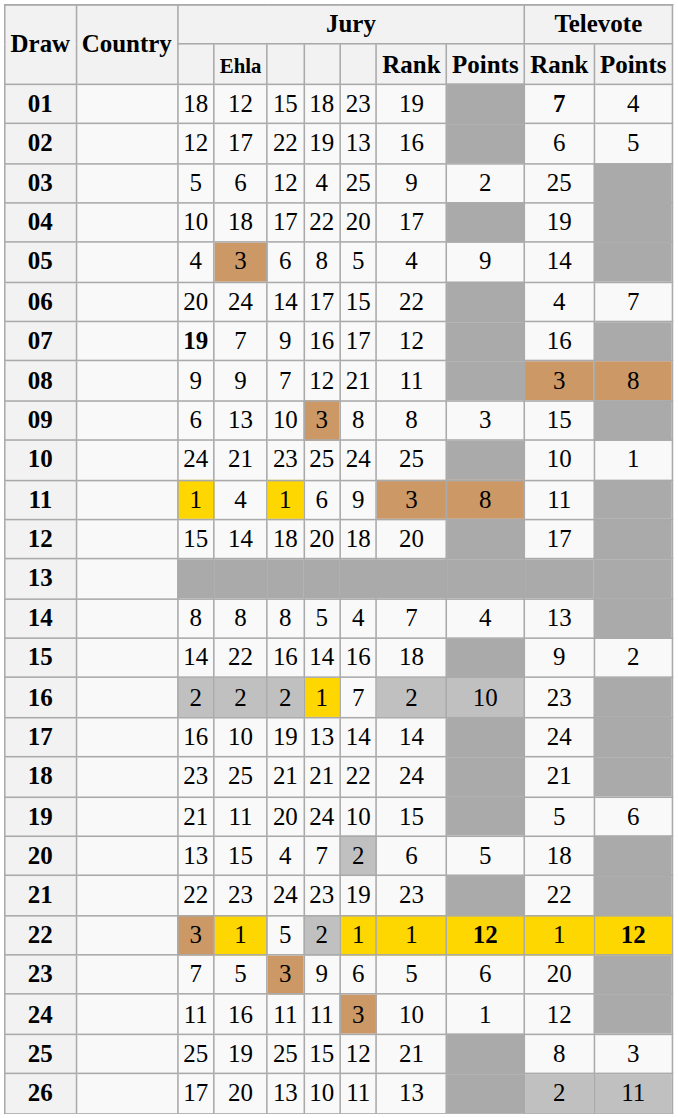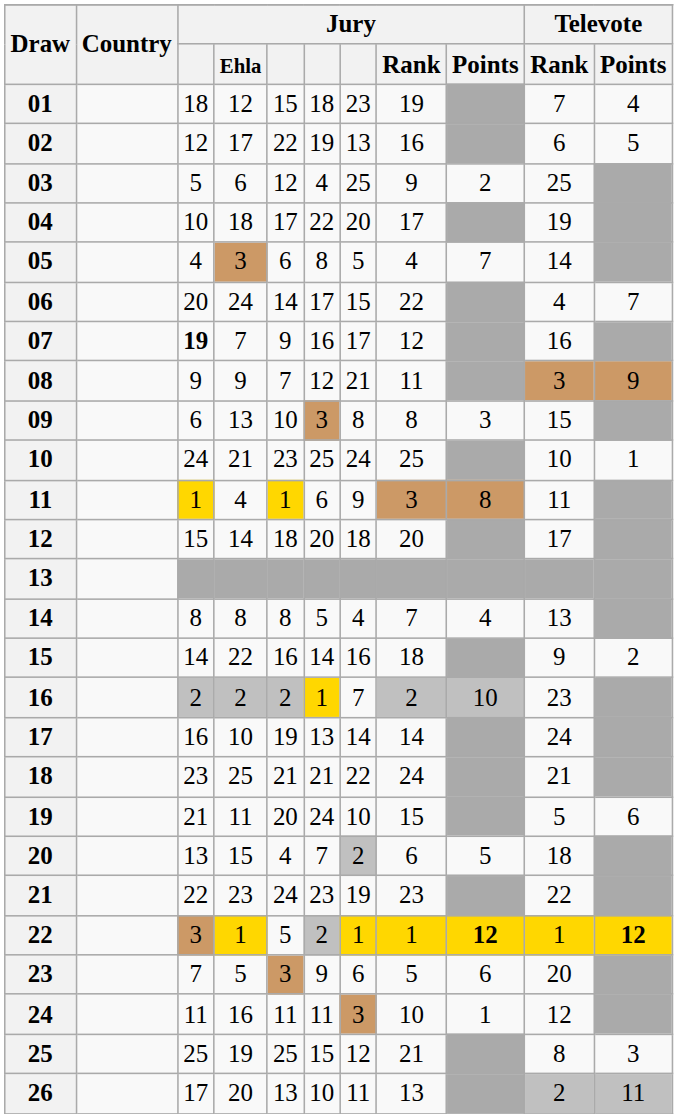(559, 103) bold -> (559, 103) normal
(485, 261) 9 -> (485, 261) 7
(633, 380) 8 -> (633, 380) 9
